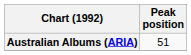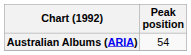(163, 42) 51 -> (163, 42) 54
